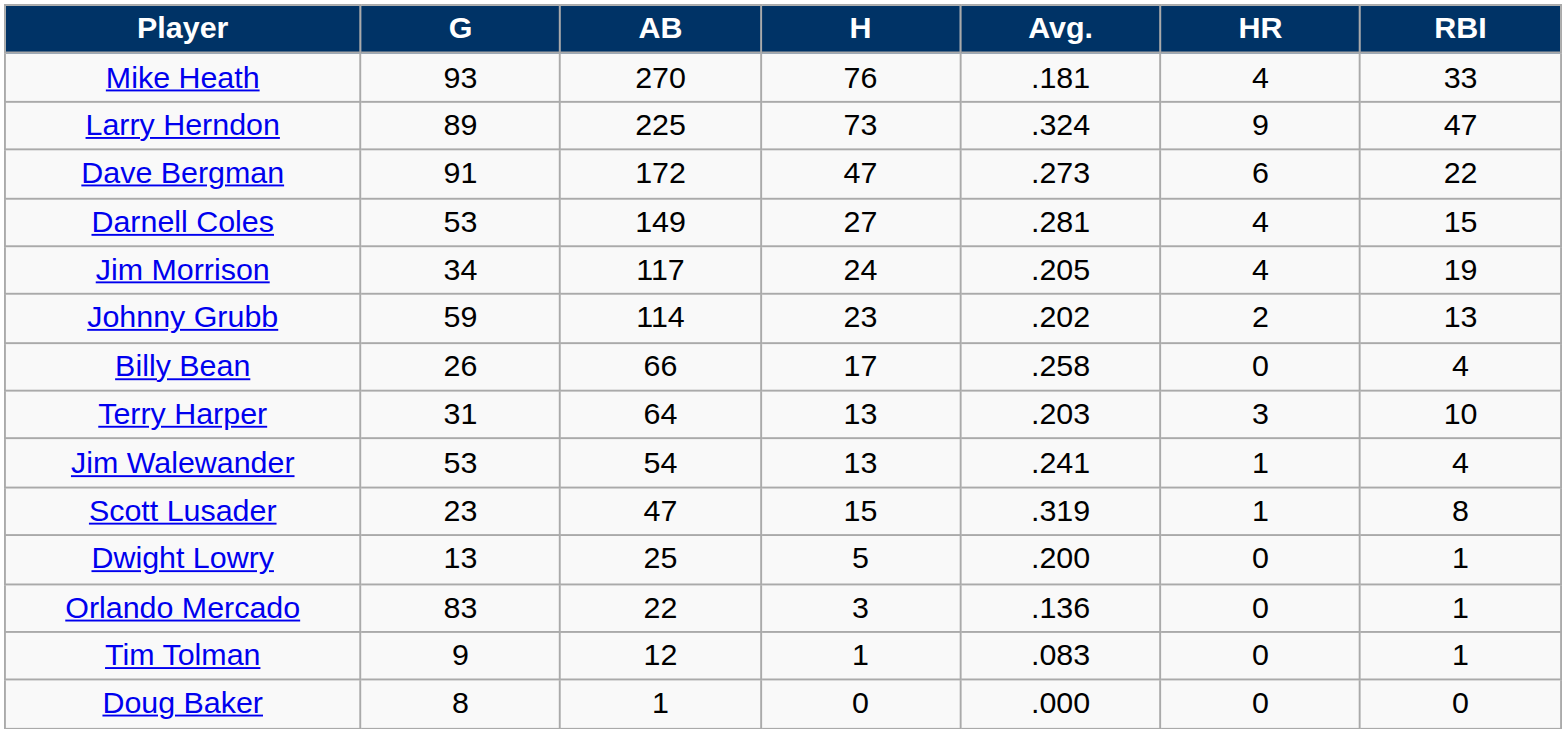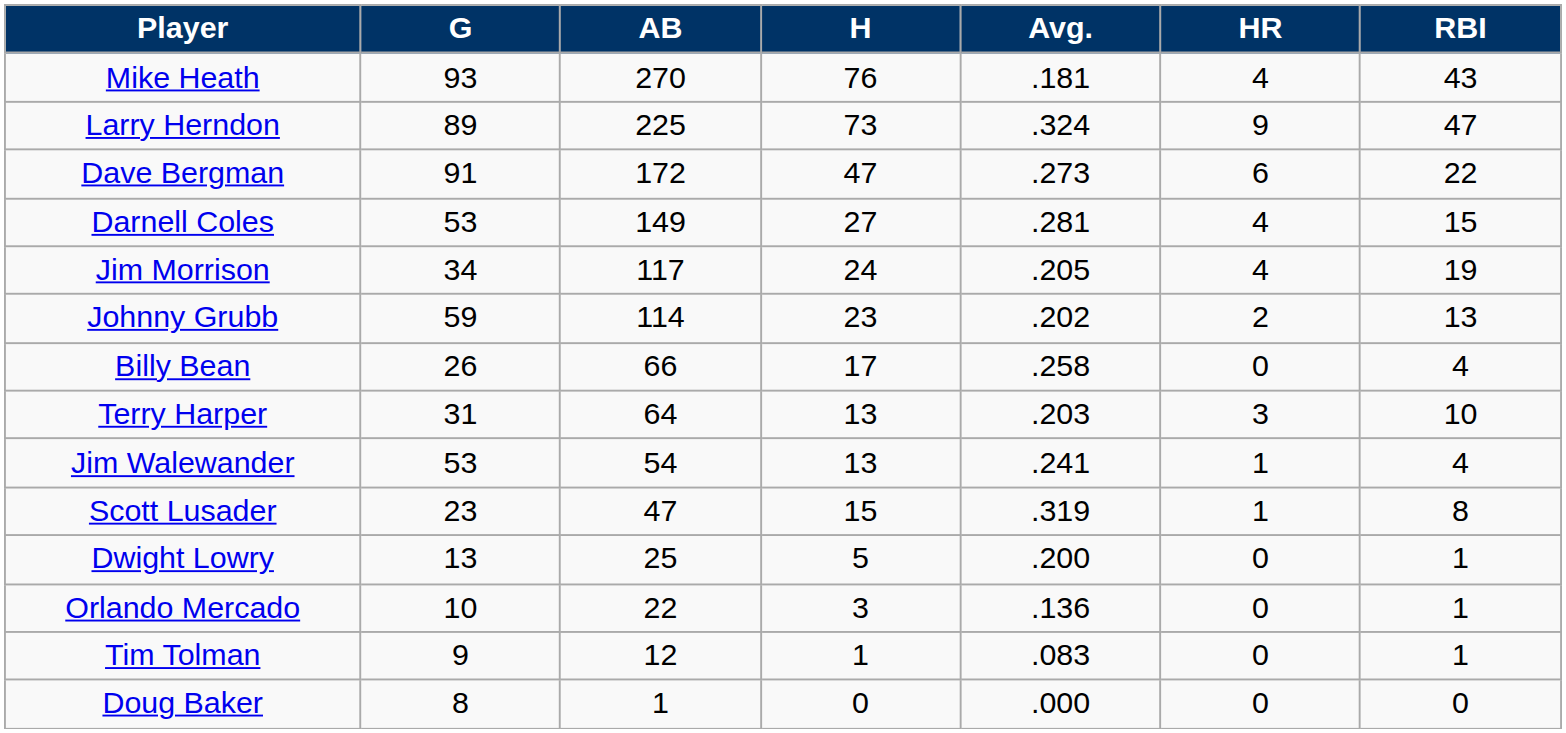(1461, 76) 33 -> (1461, 76) 43
(461, 607) 83 -> (461, 607) 10
